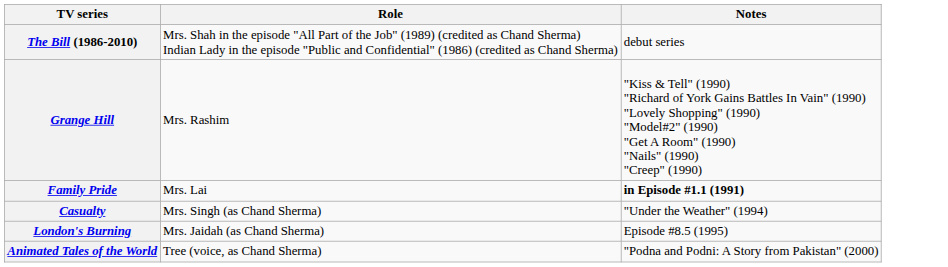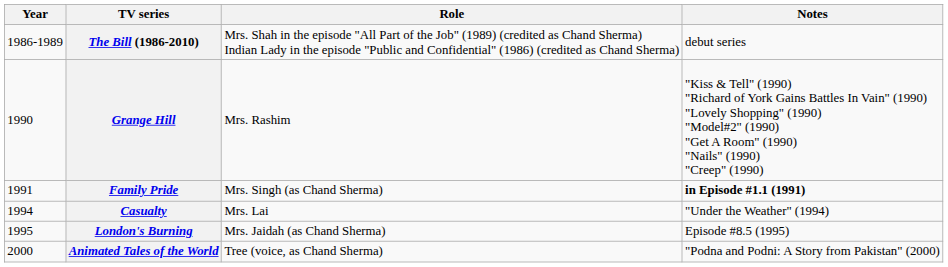+ column: (35, 14)
(185, 190) Mrs. Lai -> (304, 190) Mrs. Singh (as Chand Sherma)
(242, 211) Mrs. Singh (as Chand Sherma) -> (246, 211) Mrs. Lai
